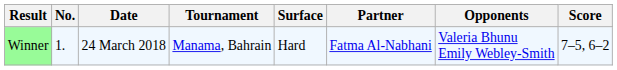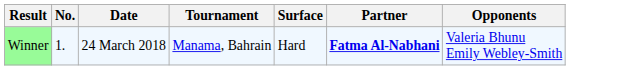- column: (585, 15)
(381, 45) normal -> (384, 45) bold
